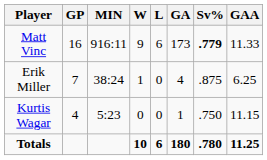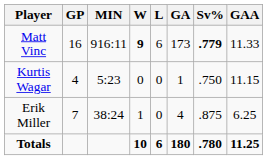(140, 43) normal -> (140, 43) bold
rows swapped: (34, 79) <-> (34, 115)
